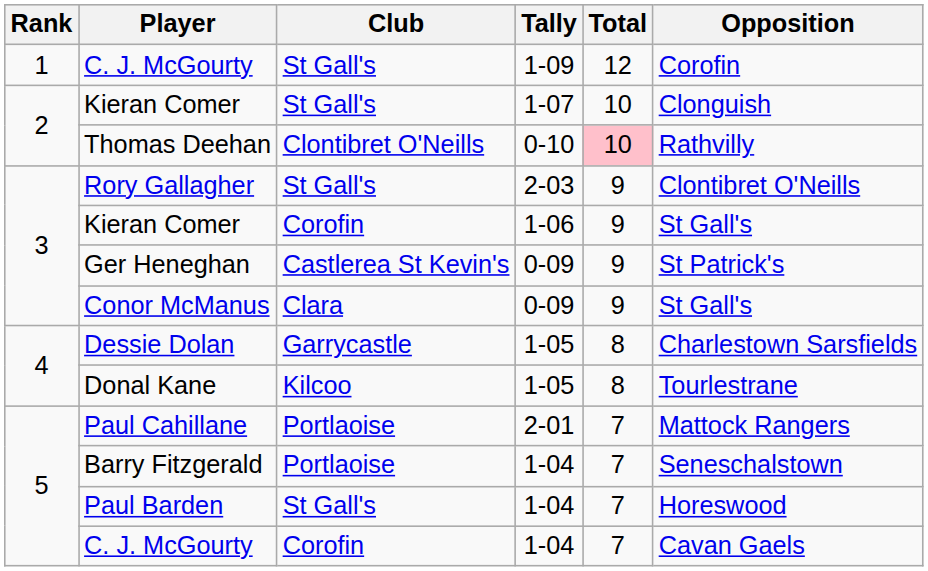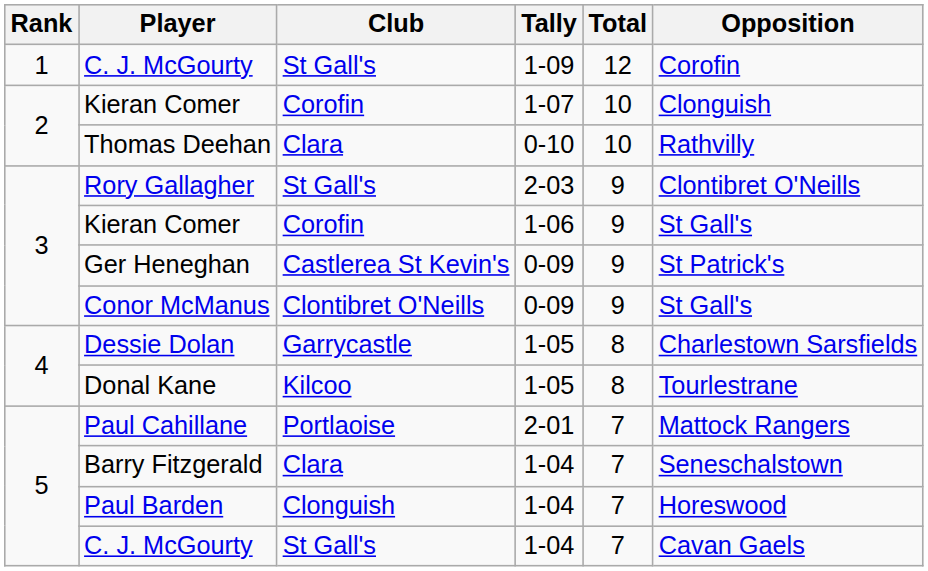(329, 104) St Gall's -> (323, 104) Corofin
(383, 144) Clontibret O'Neills -> (313, 144) Clara
(618, 144) pink background -> (618, 144) no background
(313, 305) Clara -> (383, 305) Clontibret O'Neills
(339, 465) Portlaoise -> (313, 465) Clara
(329, 505) St Gall's -> (339, 505) Clonguish
(323, 545) Corofin -> (329, 545) St Gall's
